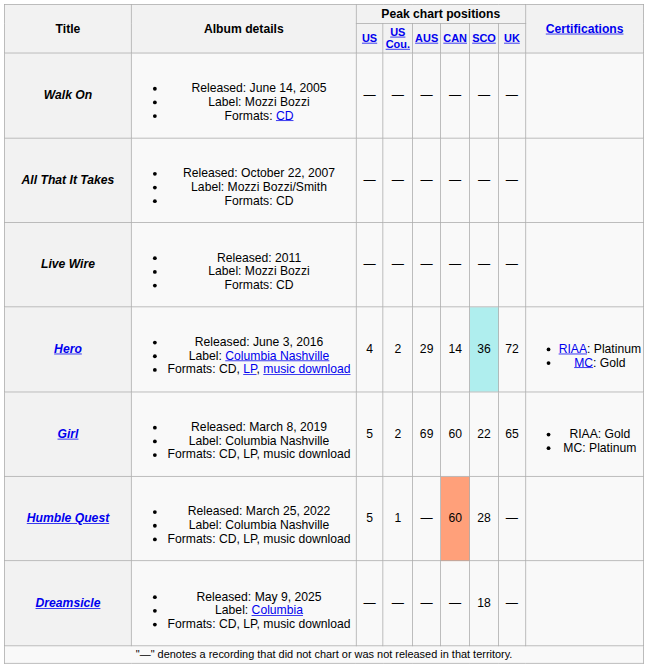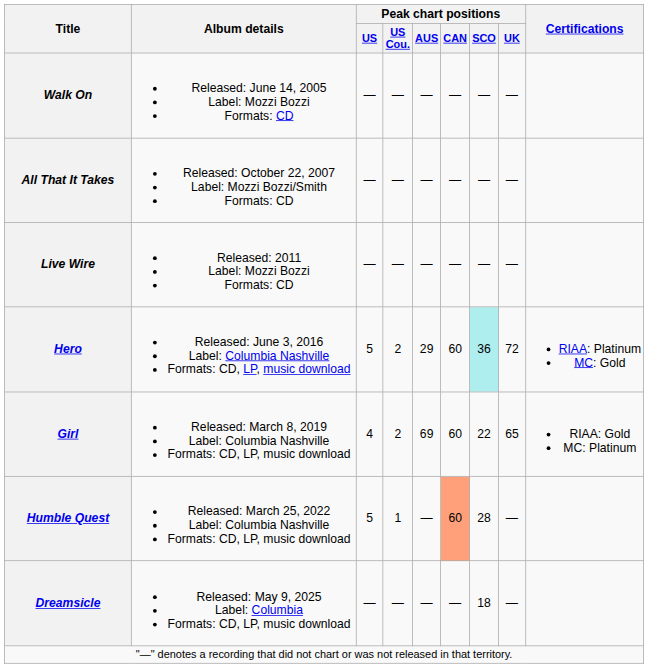(370, 349) 4 -> (370, 349) 5
(455, 349) 14 -> (455, 349) 60
(370, 434) 5 -> (370, 434) 4
